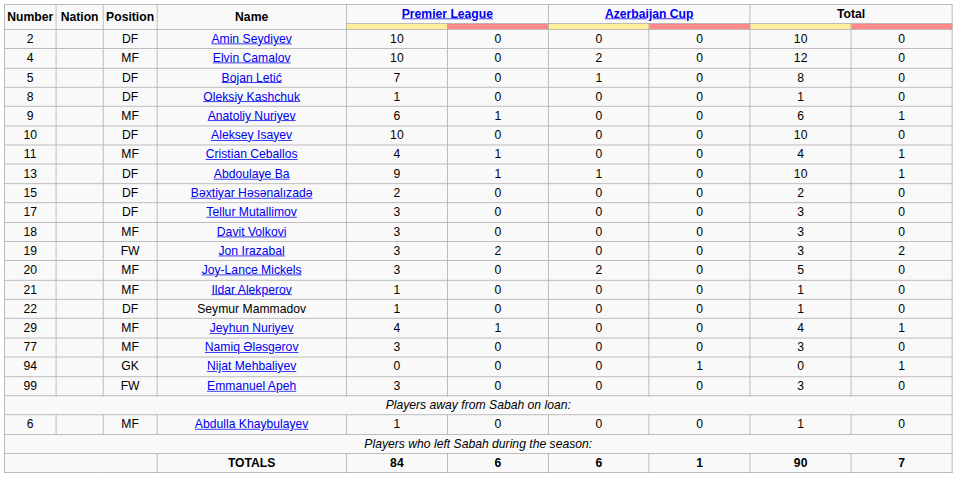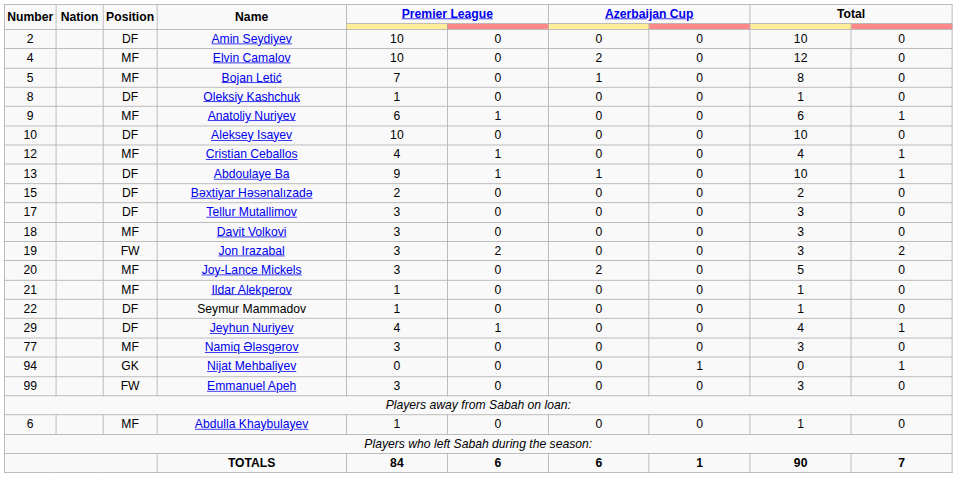(130, 77) DF -> (130, 77) MF
(30, 154) 11 -> (30, 154) 12
(130, 328) MF -> (130, 328) DF
